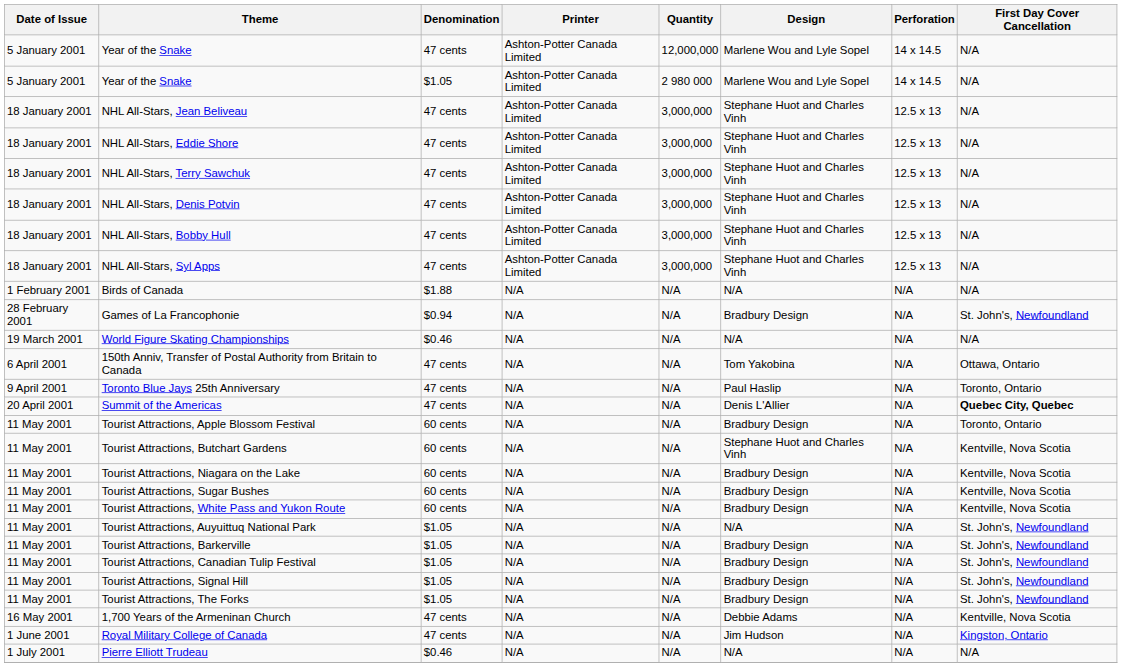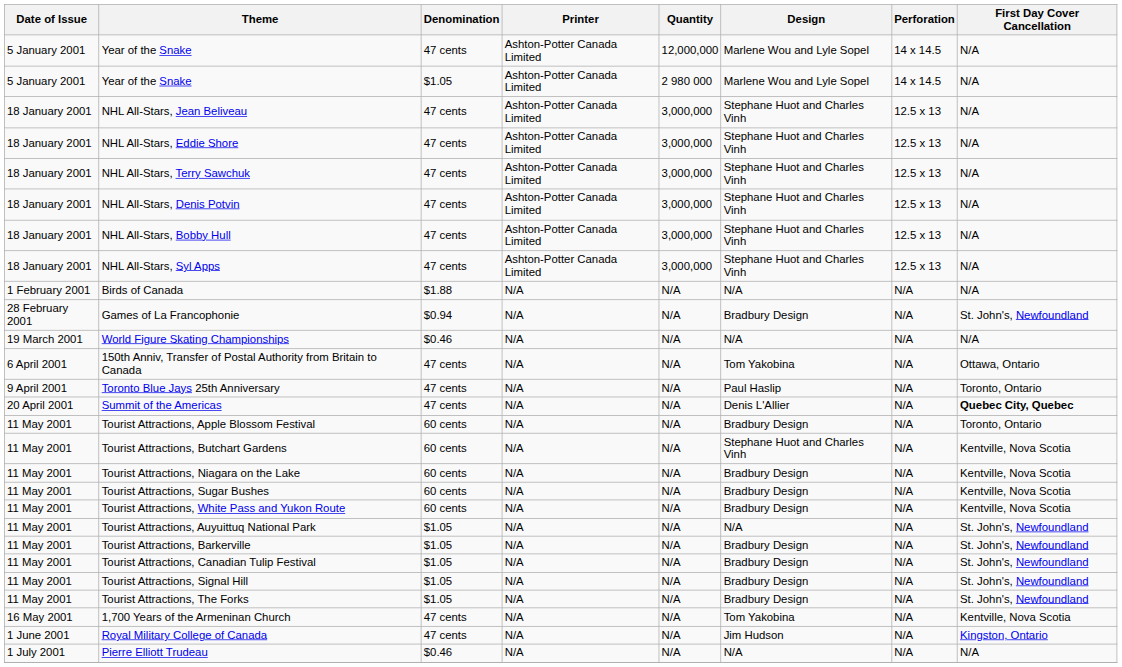(761, 617) Debbie Adams -> (759, 617) Tom Yakobina
